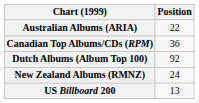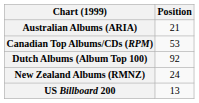(175, 28) 22 -> (175, 28) 21
(175, 43) 36 -> (175, 43) 53
